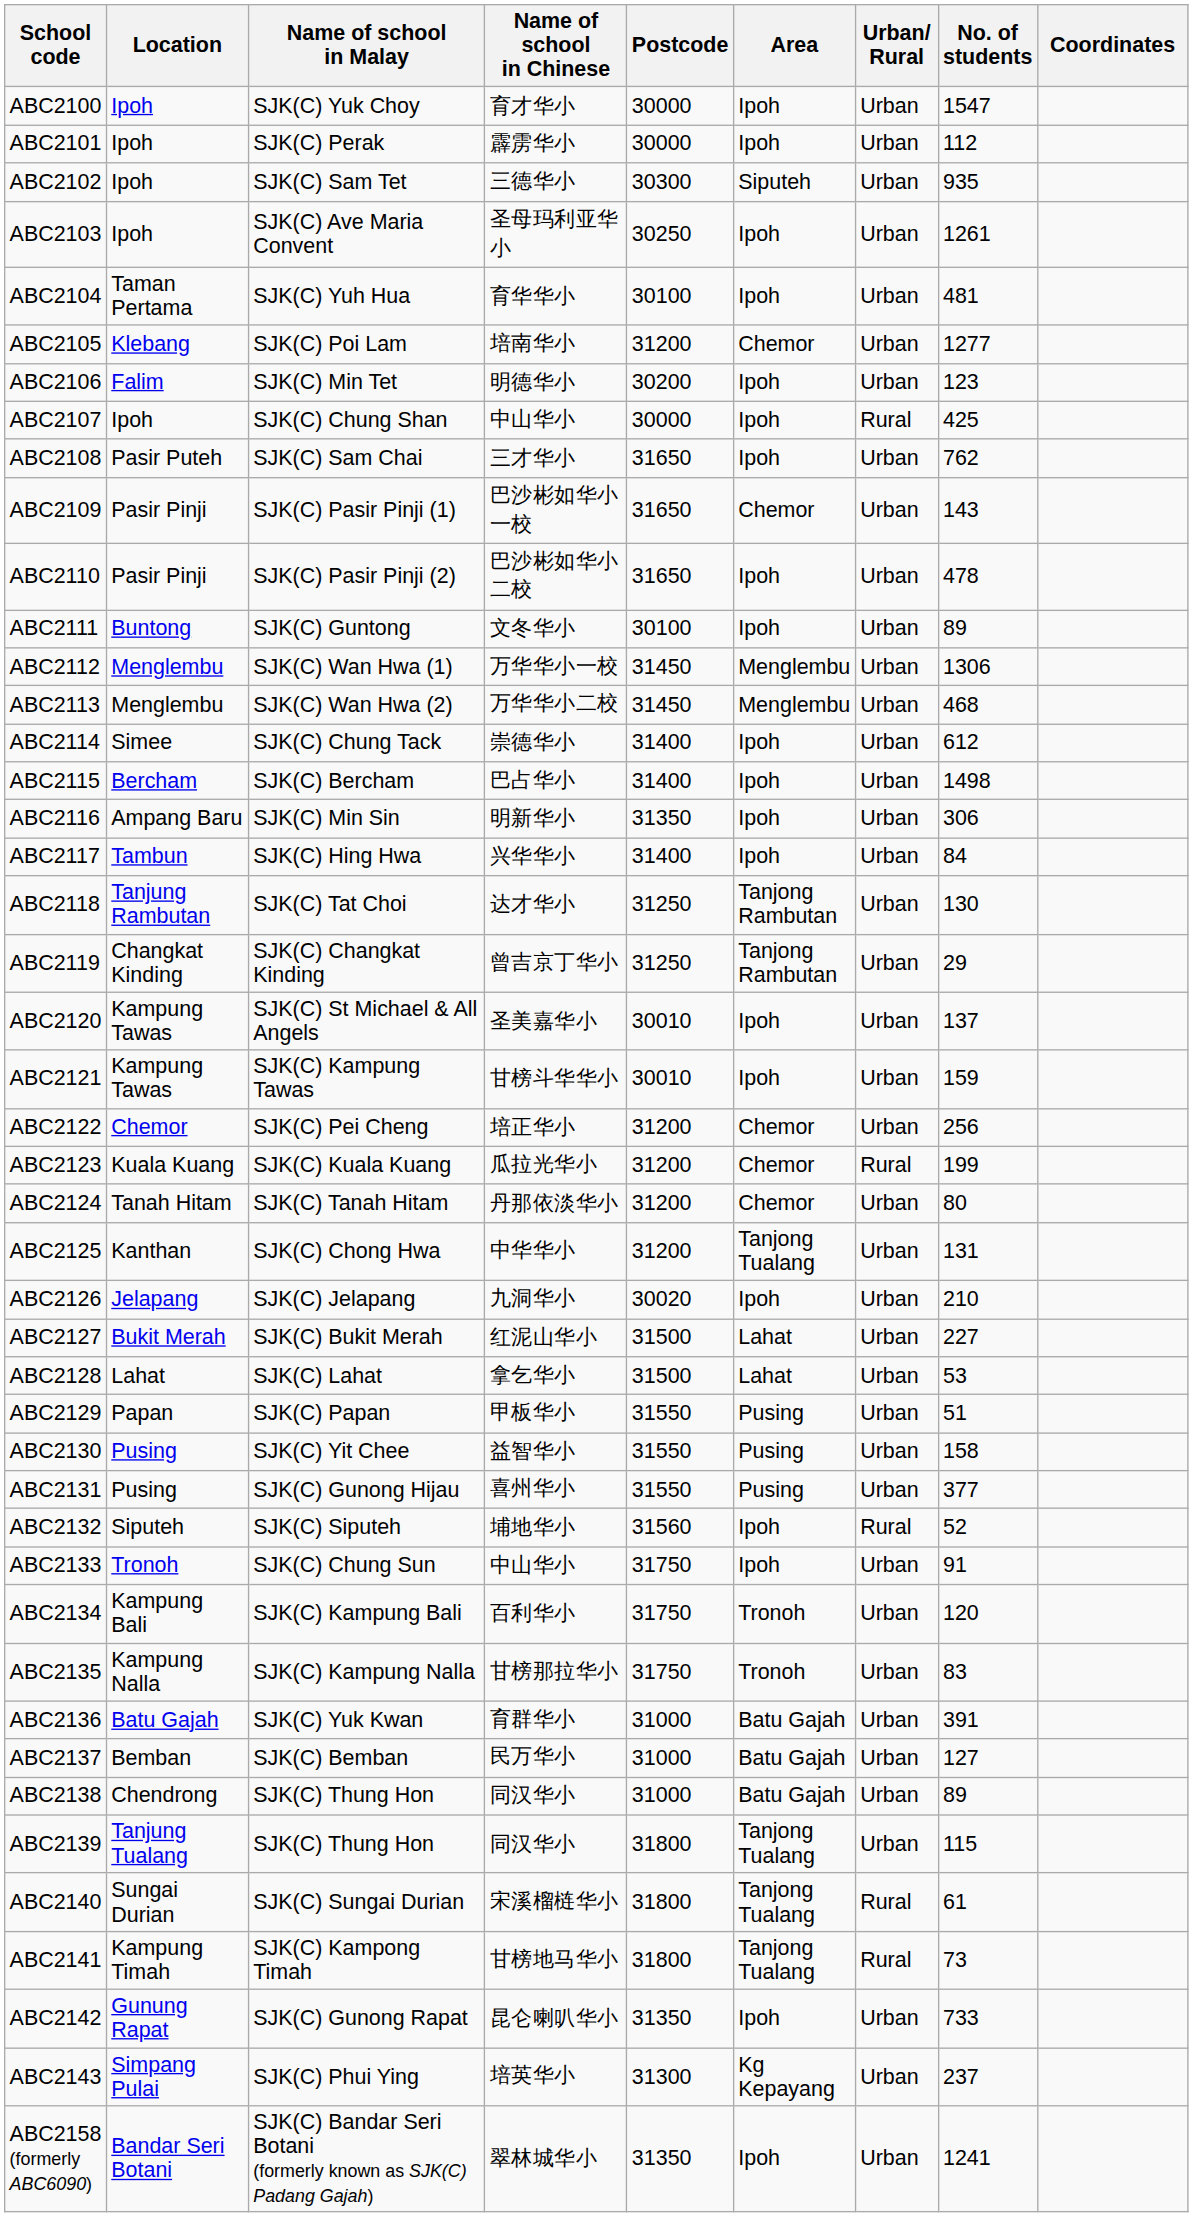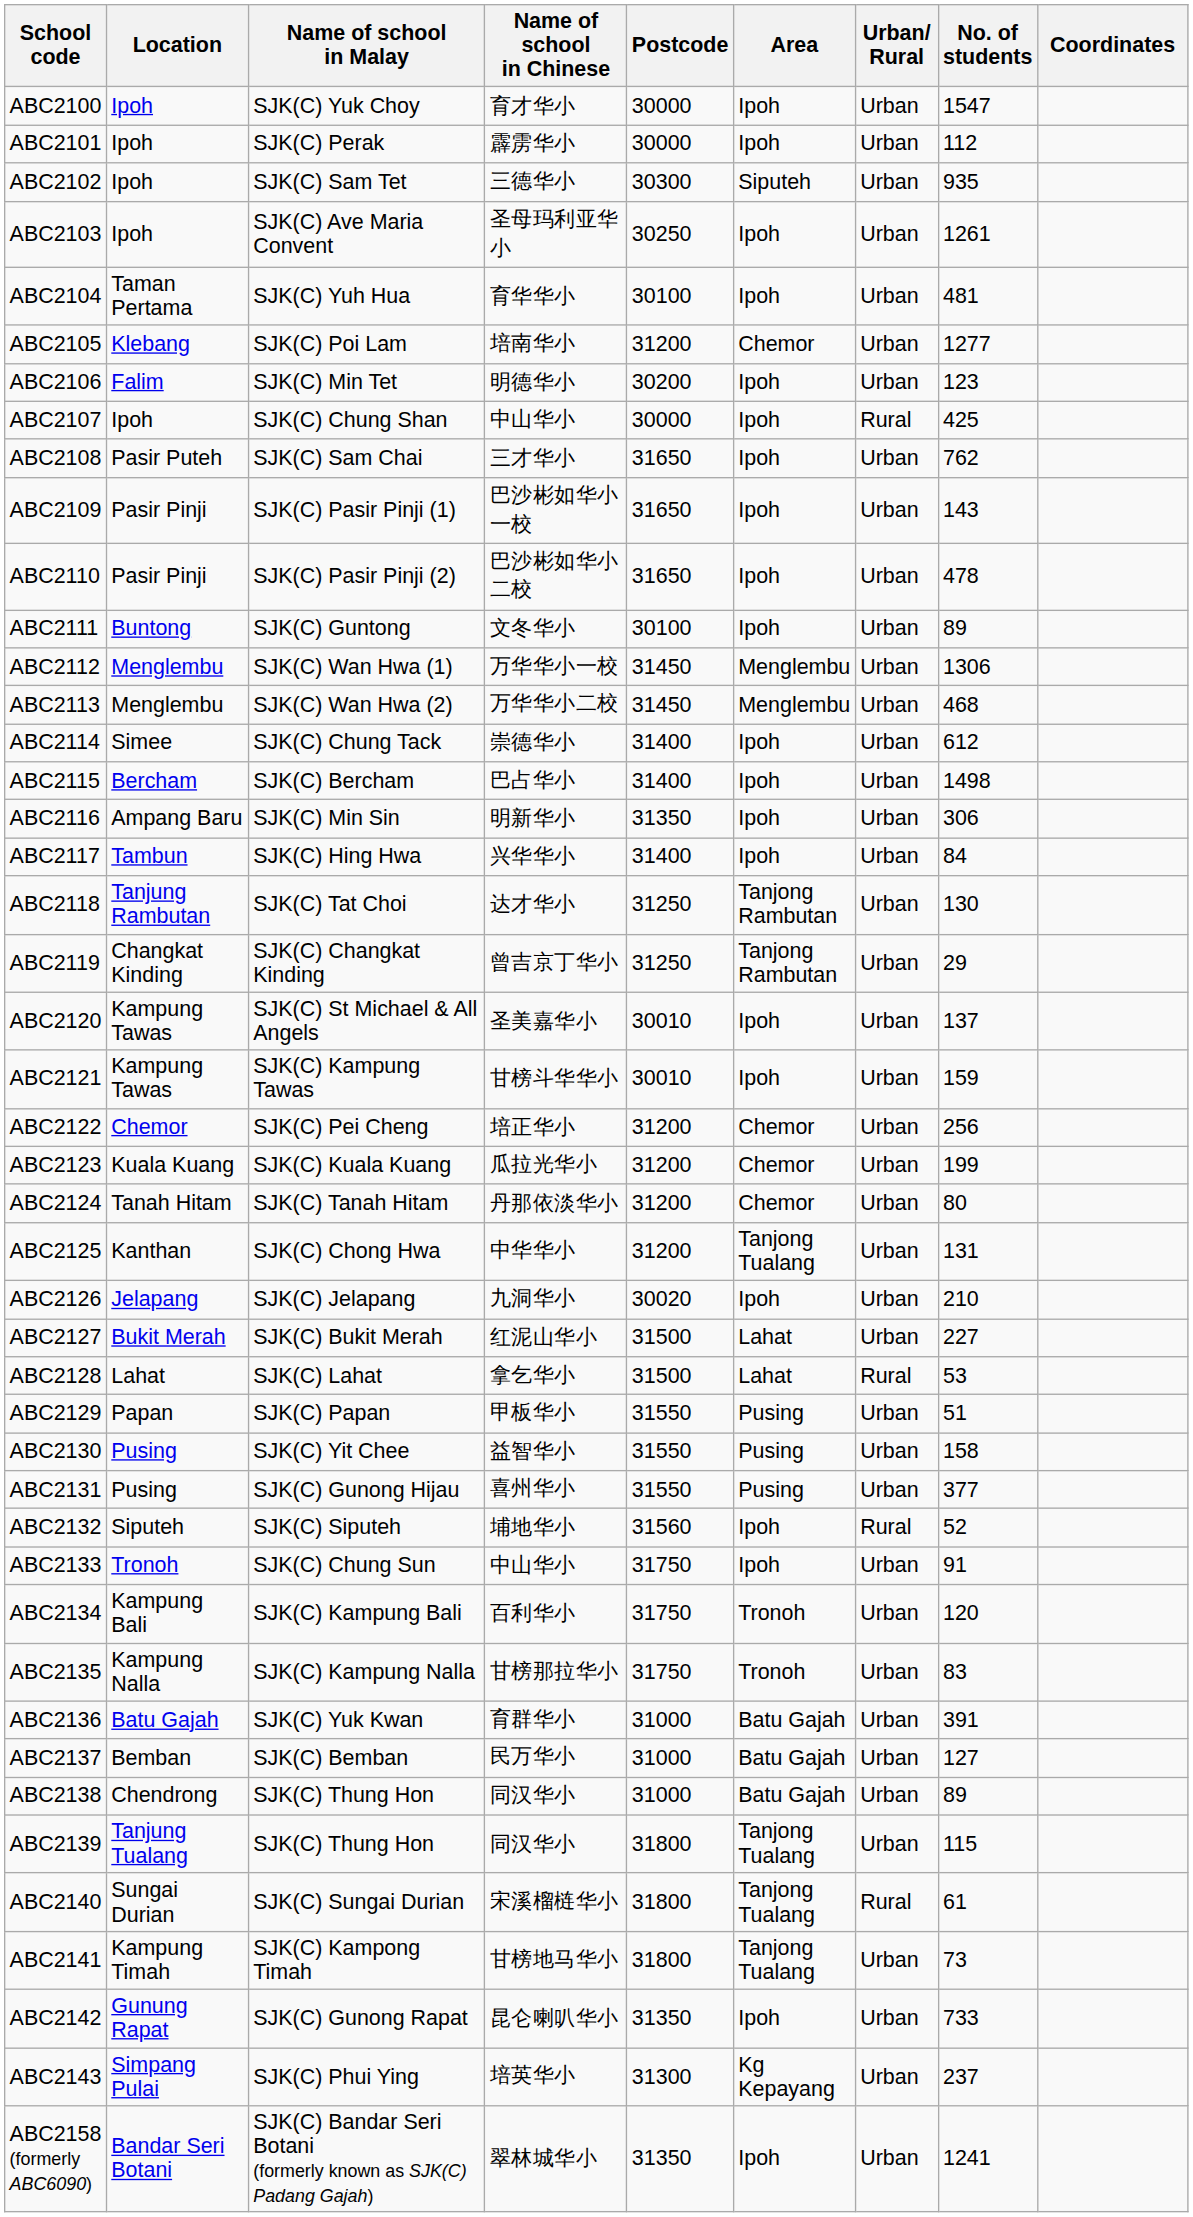(776, 510) Chemor -> (759, 510) Ipoh
(886, 1165) Rural -> (889, 1165) Urban
(889, 1375) Urban -> (886, 1375) Rural
(886, 1960) Rural -> (889, 1960) Urban
